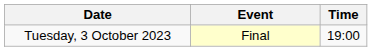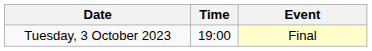columns swapped: (343, 14) <-> (255, 14)
